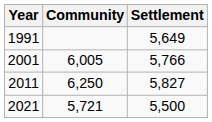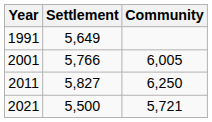columns swapped: (167, 15) <-> (85, 15)
